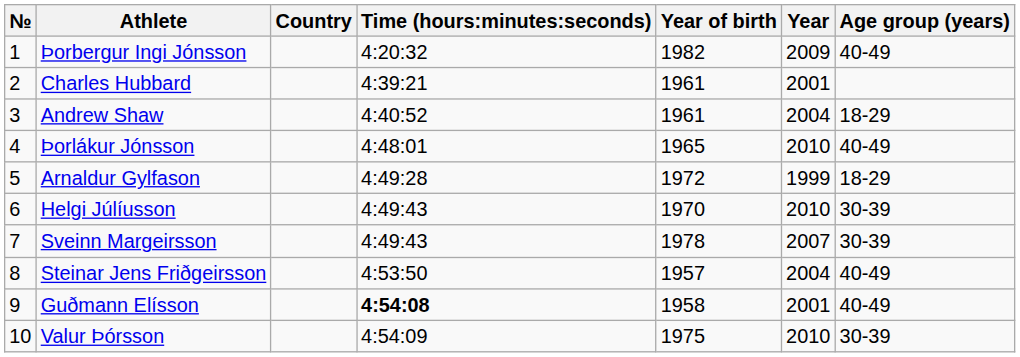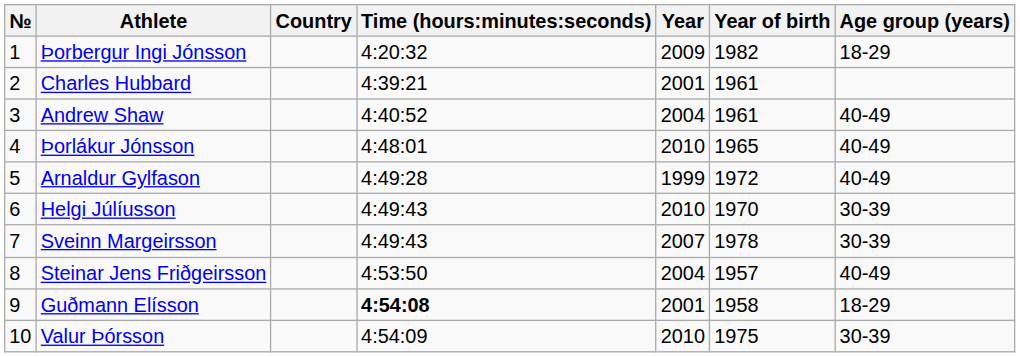columns swapped: (808, 21) <-> (719, 21)
(865, 52) 40-49 -> (865, 52) 18-29
(865, 115) 18-29 -> (865, 115) 40-49
(865, 178) 18-29 -> (865, 178) 40-49
(865, 304) 40-49 -> (865, 304) 18-29
